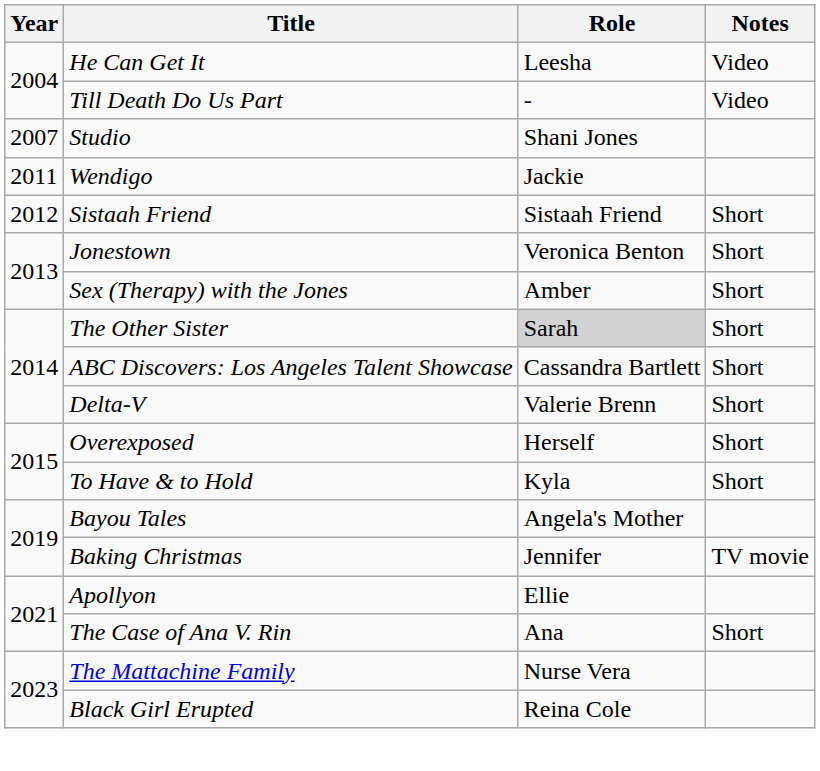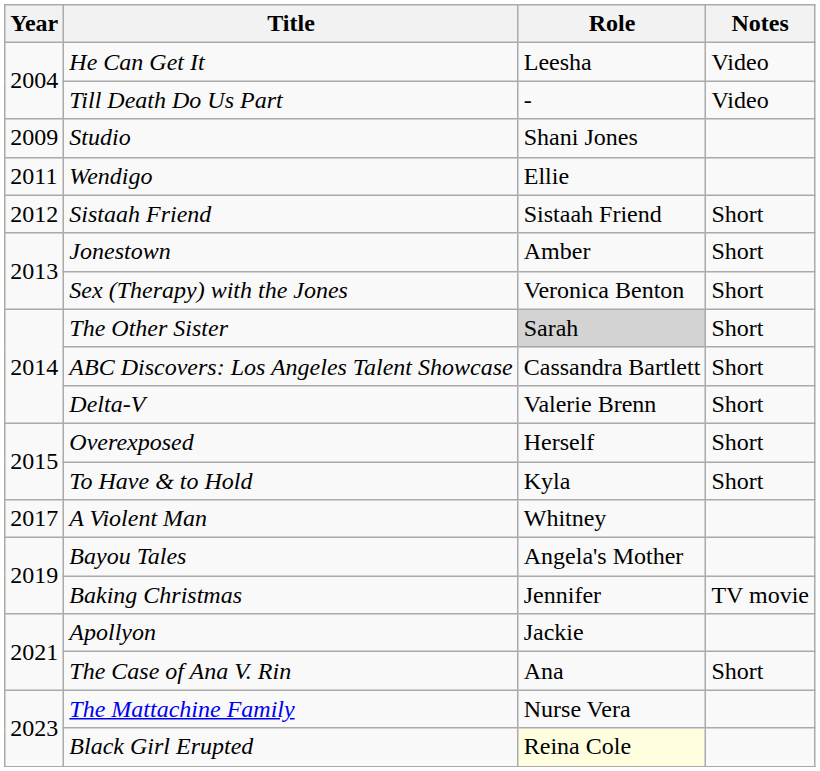(34, 137) 2007 -> (34, 137) 2009
(554, 175) Jackie -> (546, 175) Ellie
(604, 251) Veronica Benton -> (557, 251) Amber
(557, 289) Amber -> (604, 289) Veronica Benton
+ row: (138, 518)
(546, 594) Ellie -> (554, 632) Jackie
(577, 708) no background -> (577, 746) lightyellow background
